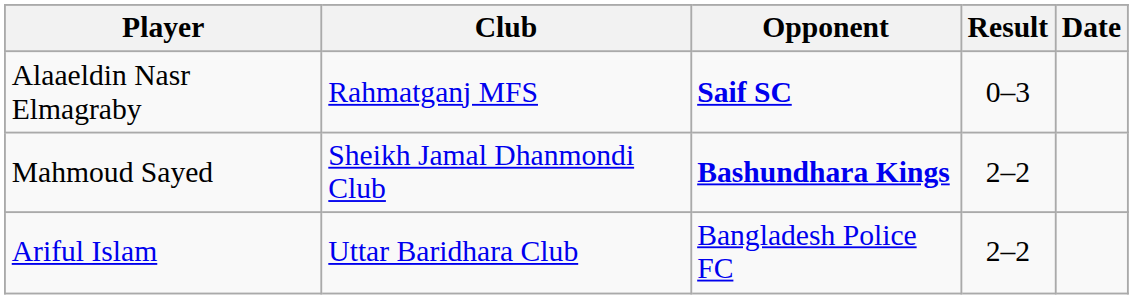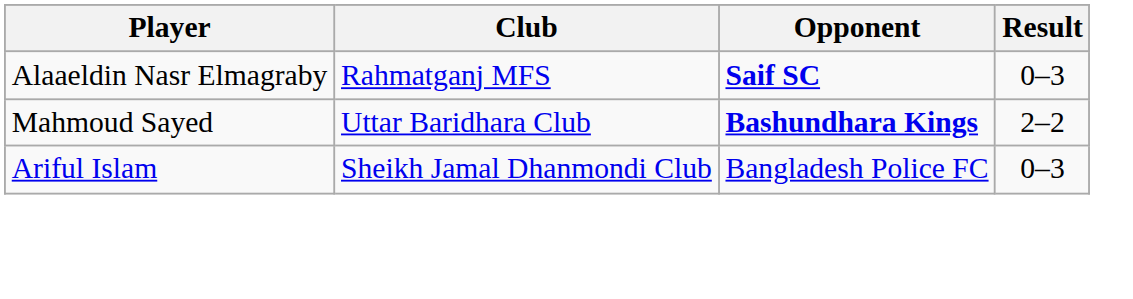- column: (1091, 27)
(481, 171) Sheikh Jamal Dhanmondi Club -> (466, 121) Uttar Baridhara Club
(453, 252) Uttar Baridhara Club -> (526, 168) Sheikh Jamal Dhanmondi Club
(1008, 252) 2–2 -> (1043, 168) 0–3
